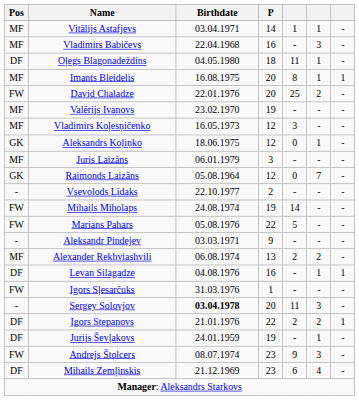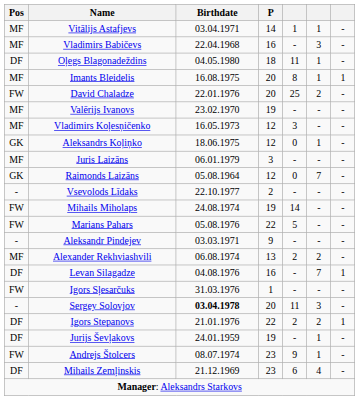(319, 273) 1 -> (319, 273) 7
(319, 354) 3 -> (319, 354) 1
